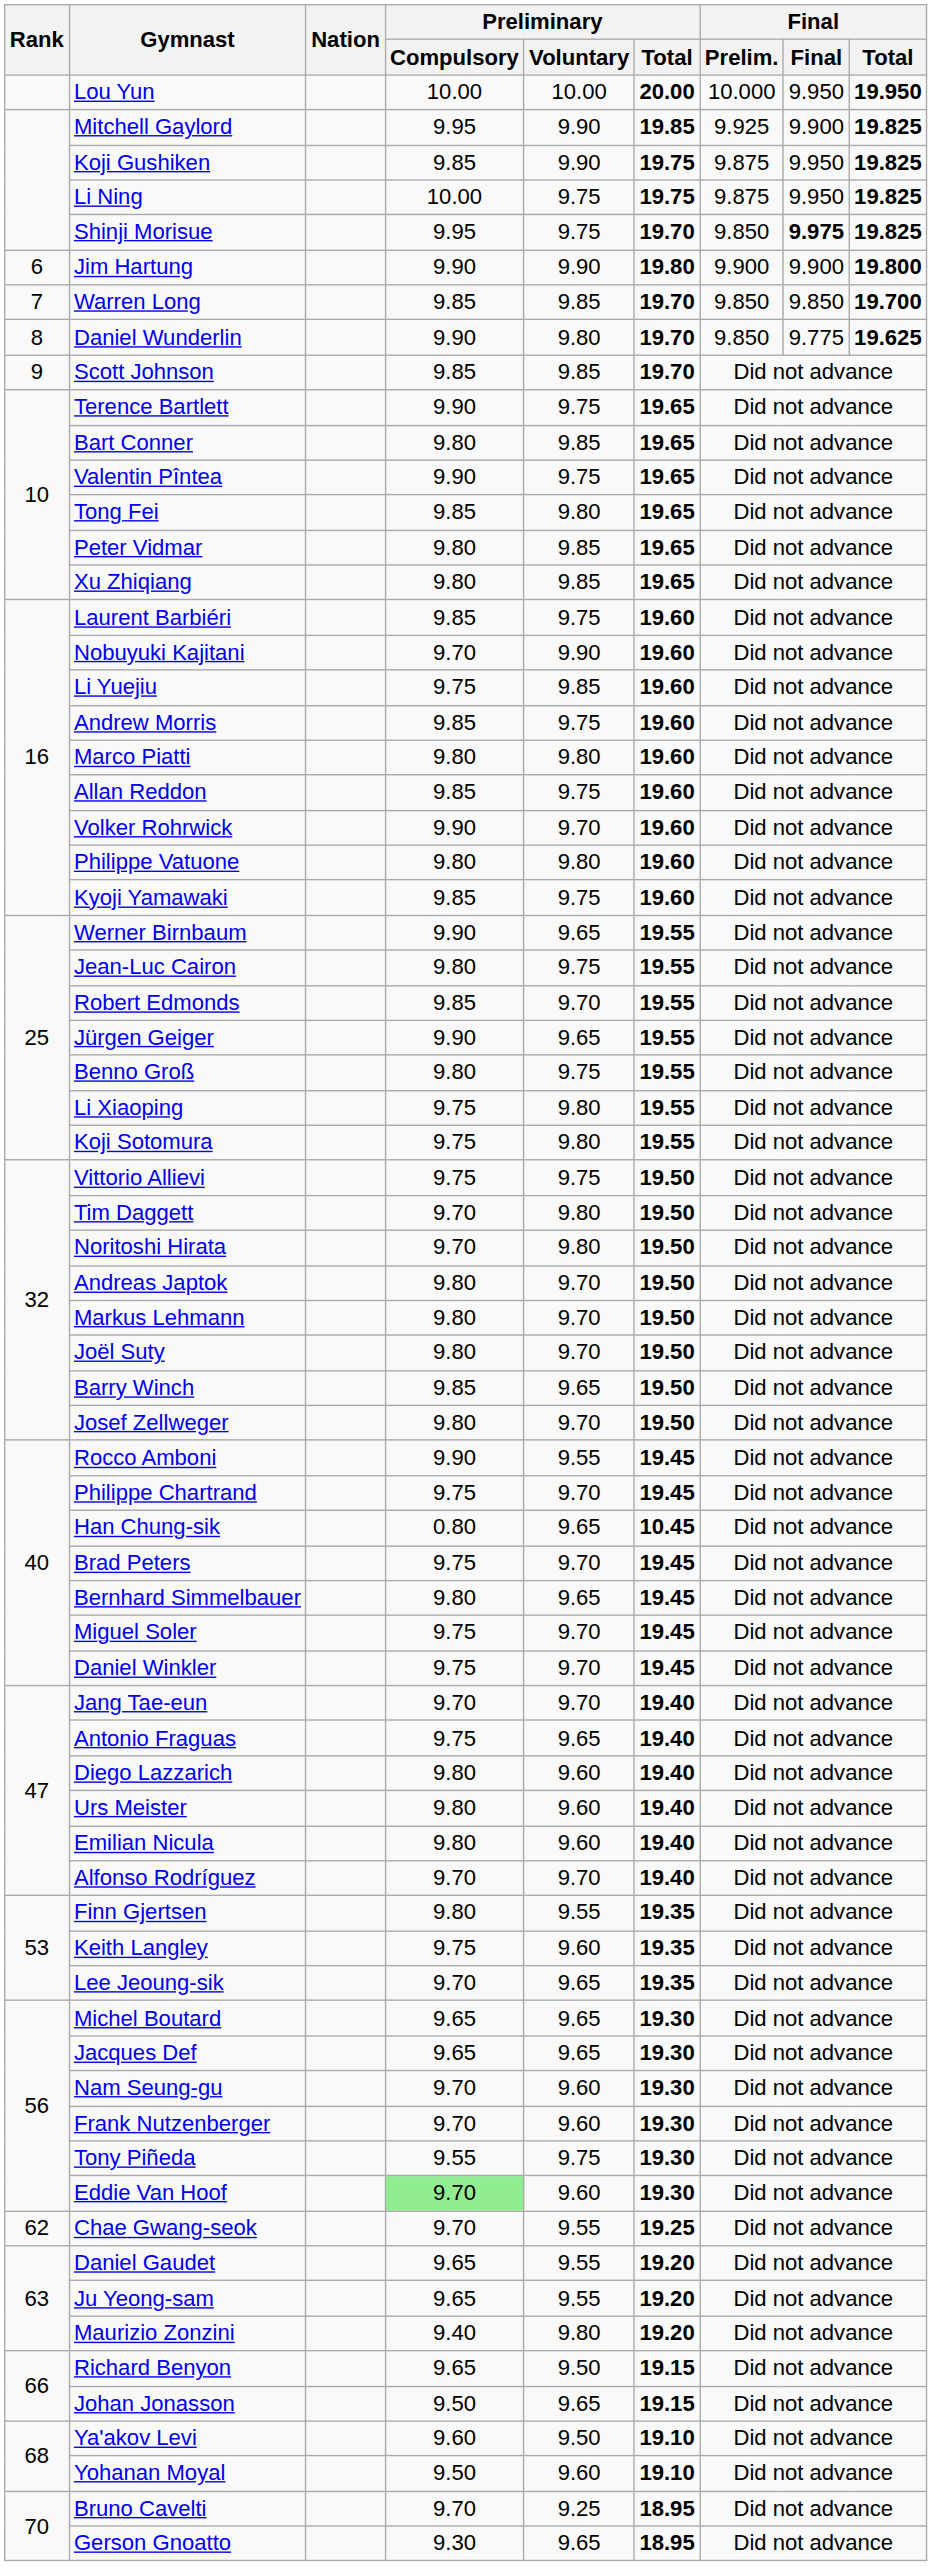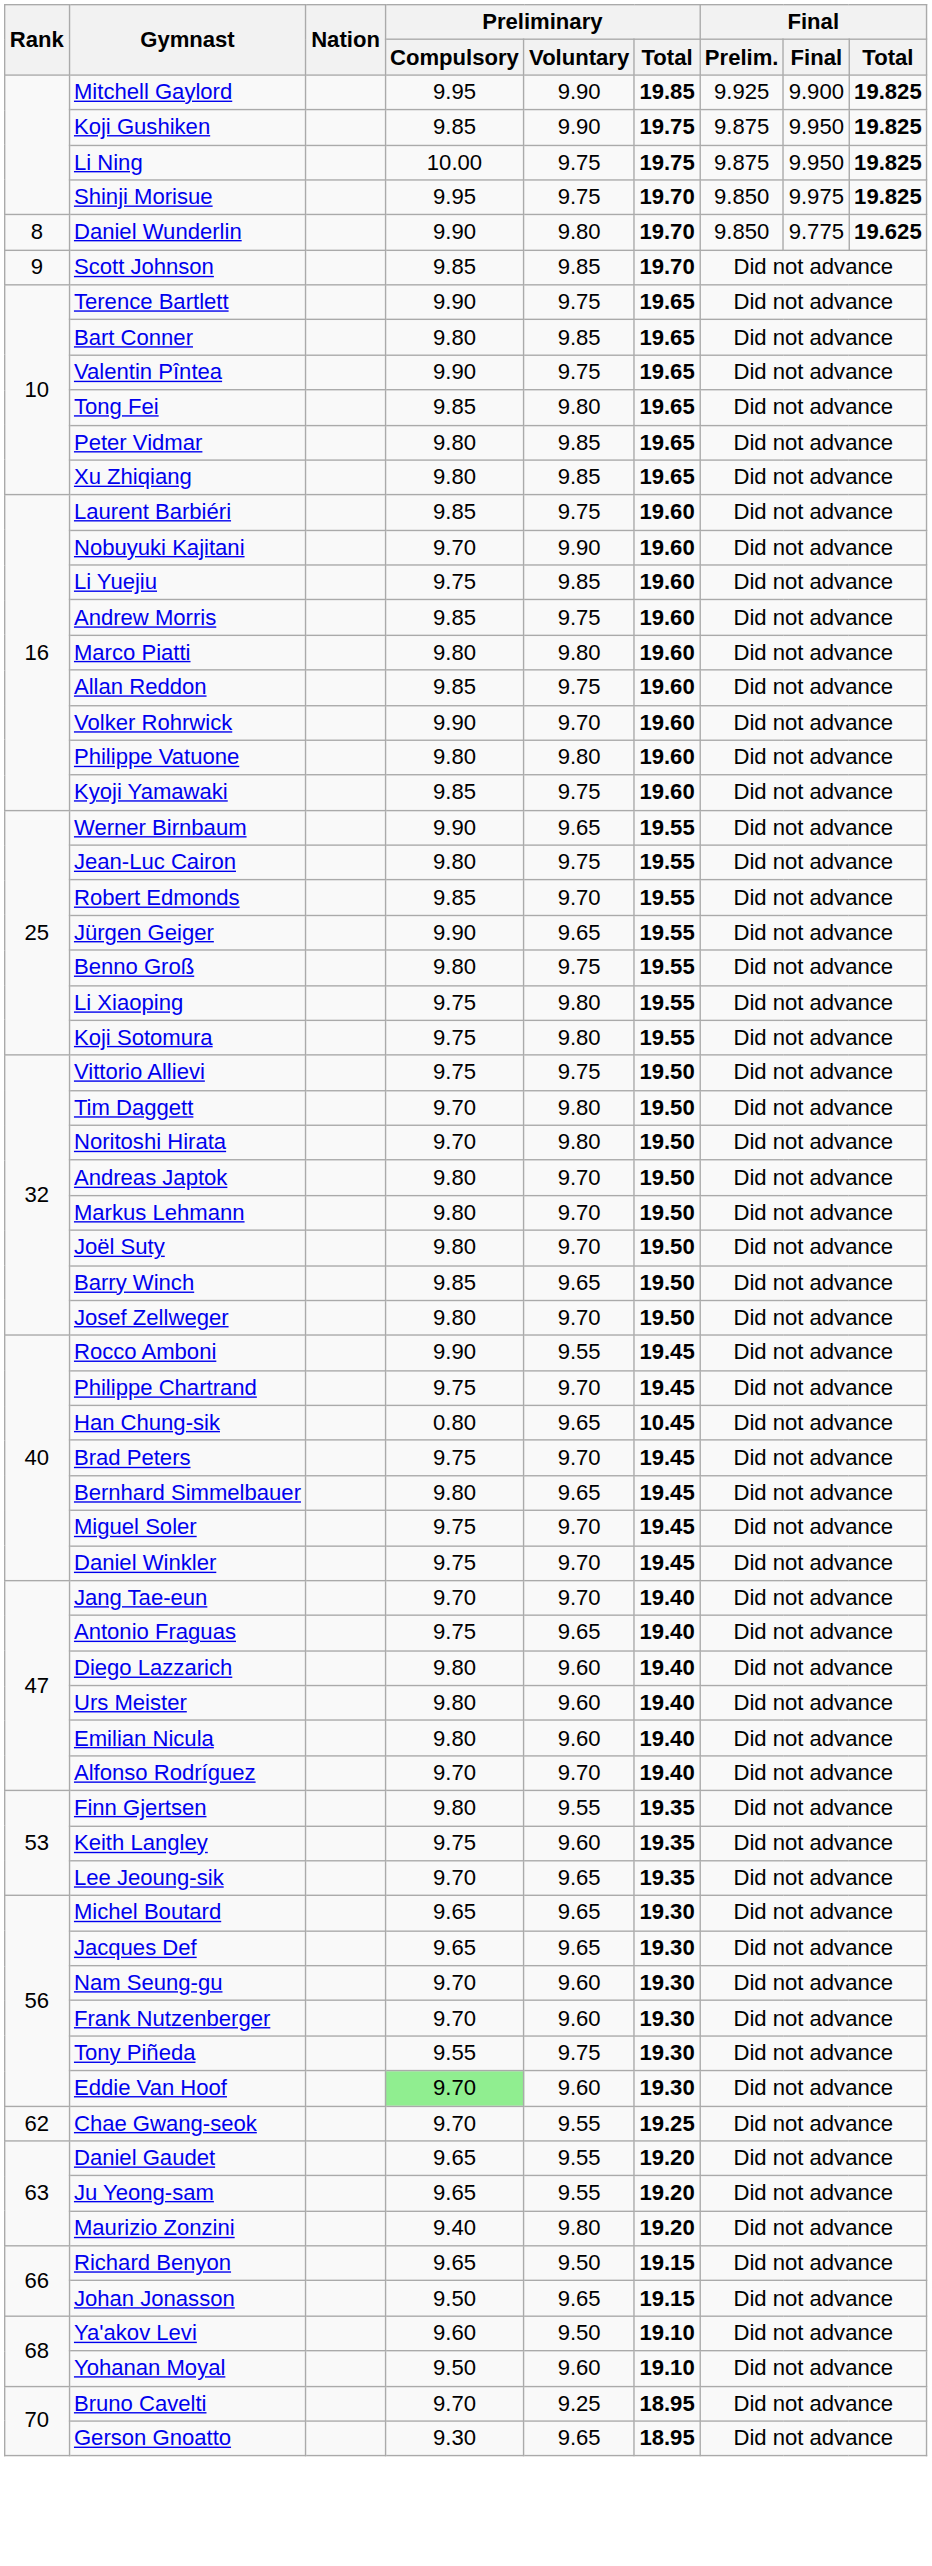- row: (114, 92)
(816, 232) bold -> (816, 197) normal
- row: (133, 267)
- row: (137, 302)
